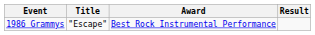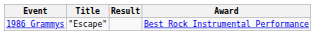columns swapped: (193, 11) <-> (294, 11)
